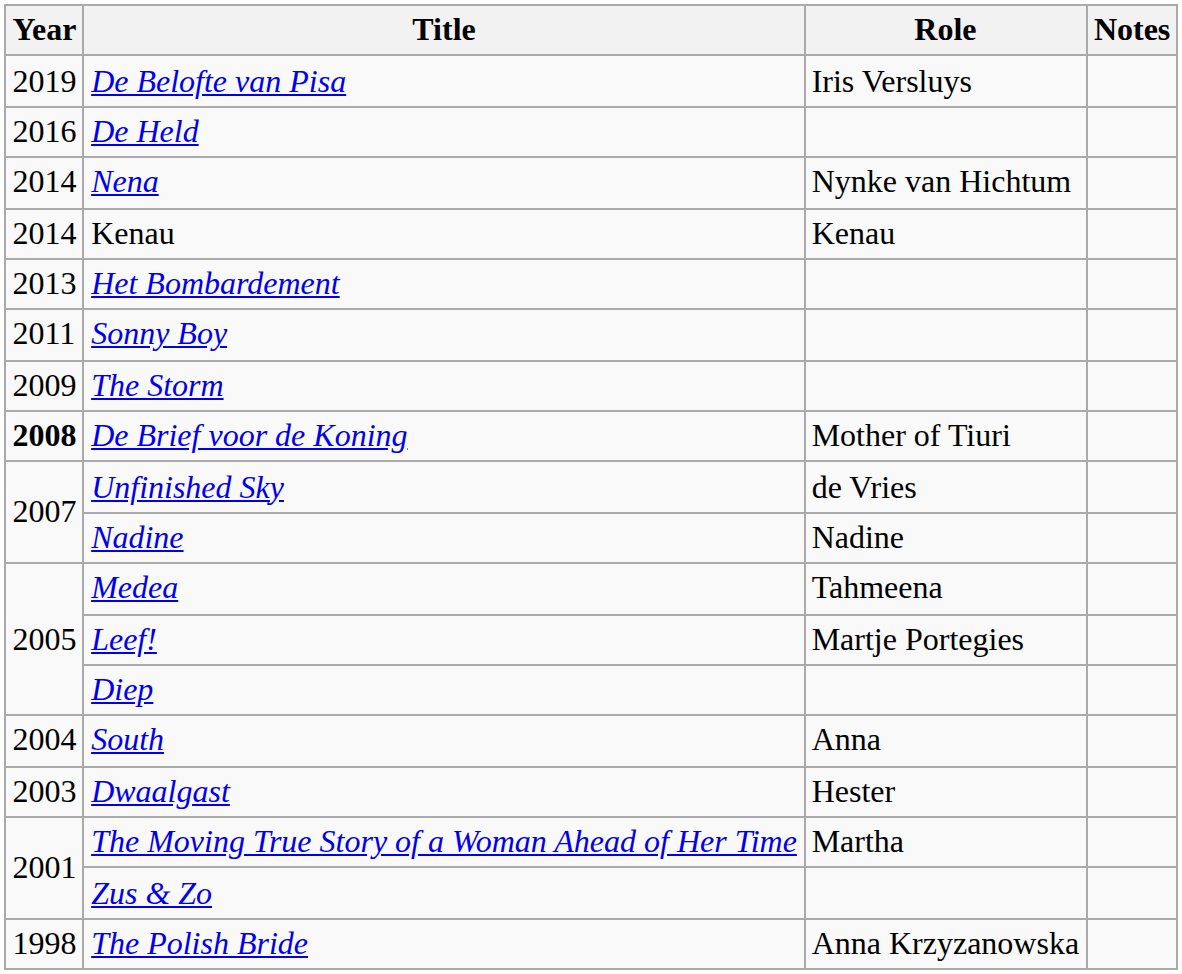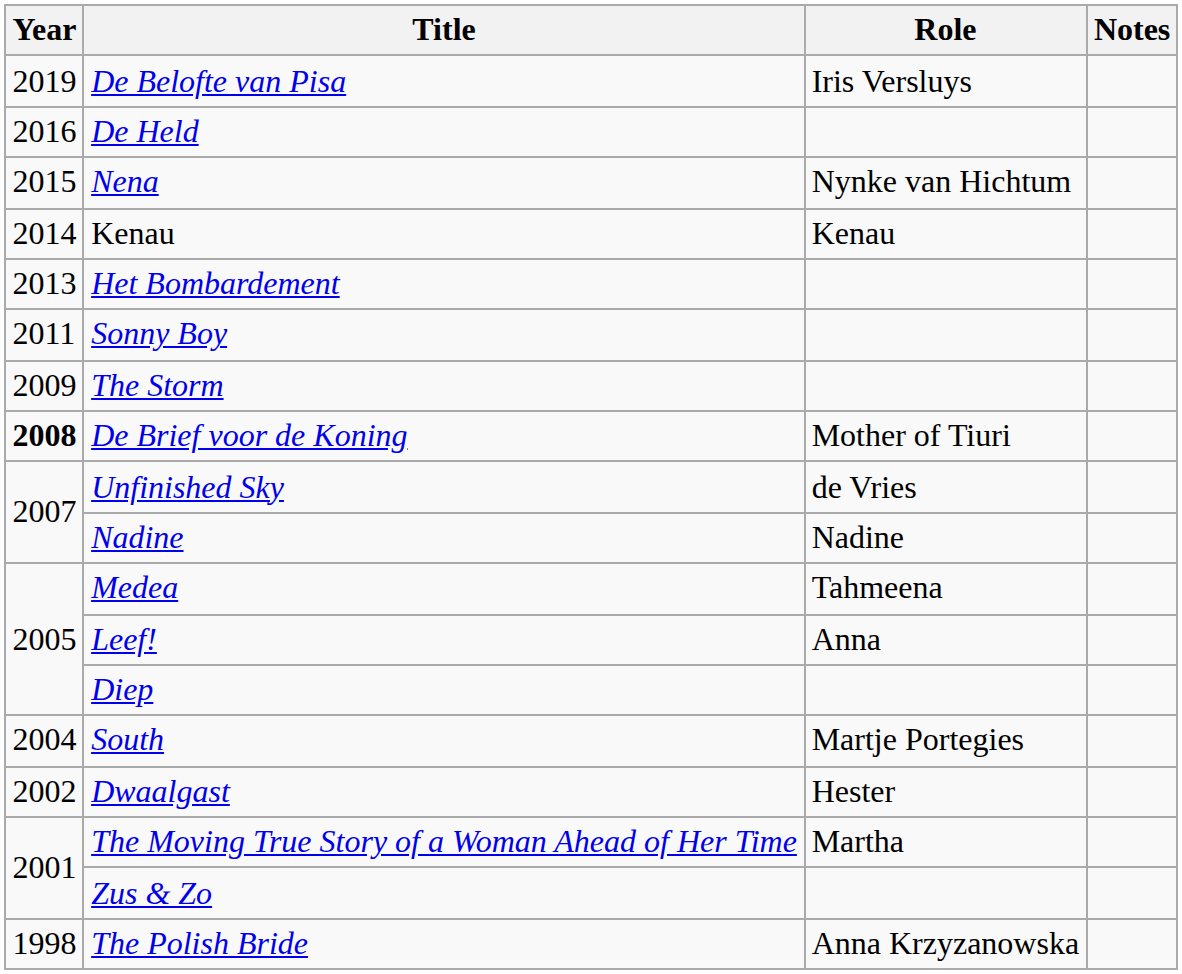(44, 182) 2014 -> (44, 182) 2015
(918, 638) Martje Portegies -> (846, 638) Anna
(846, 740) Anna -> (918, 740) Martje Portegies
(44, 791) 2003 -> (44, 791) 2002
